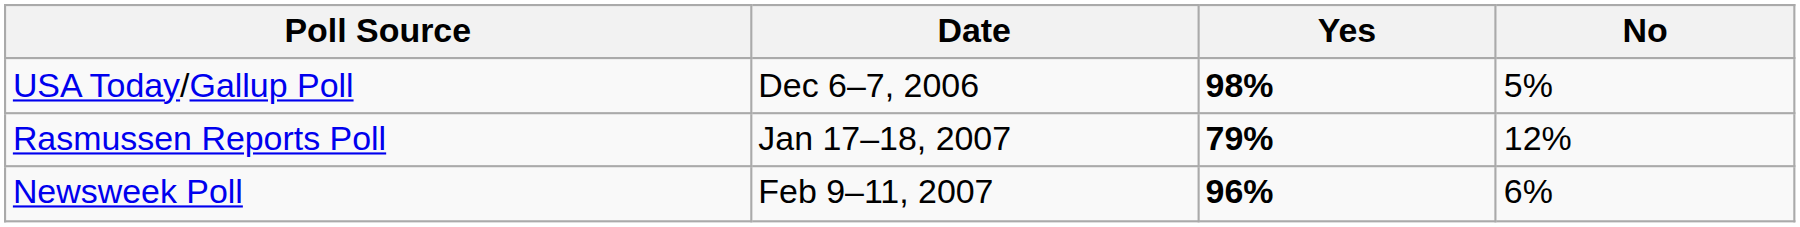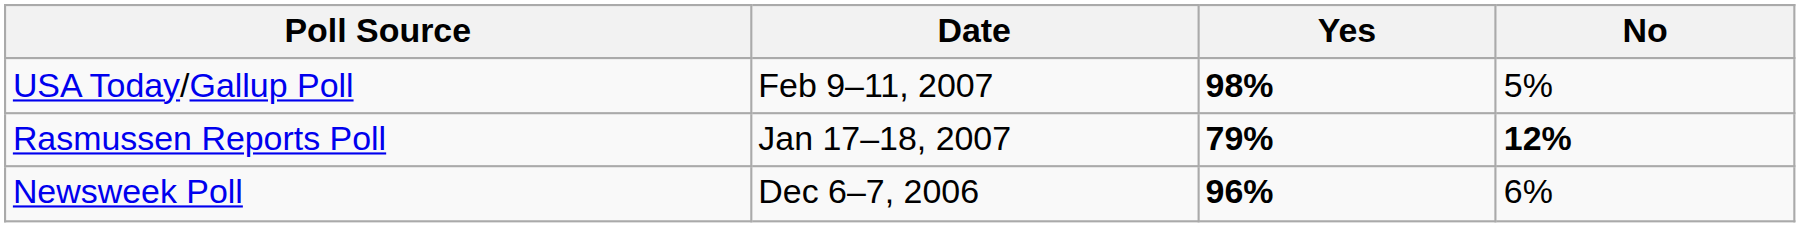(869, 85) Dec 6–7, 2006 -> (876, 85) Feb 9–11, 2007
(1538, 138) normal -> (1538, 138) bold
(876, 192) Feb 9–11, 2007 -> (869, 192) Dec 6–7, 2006
